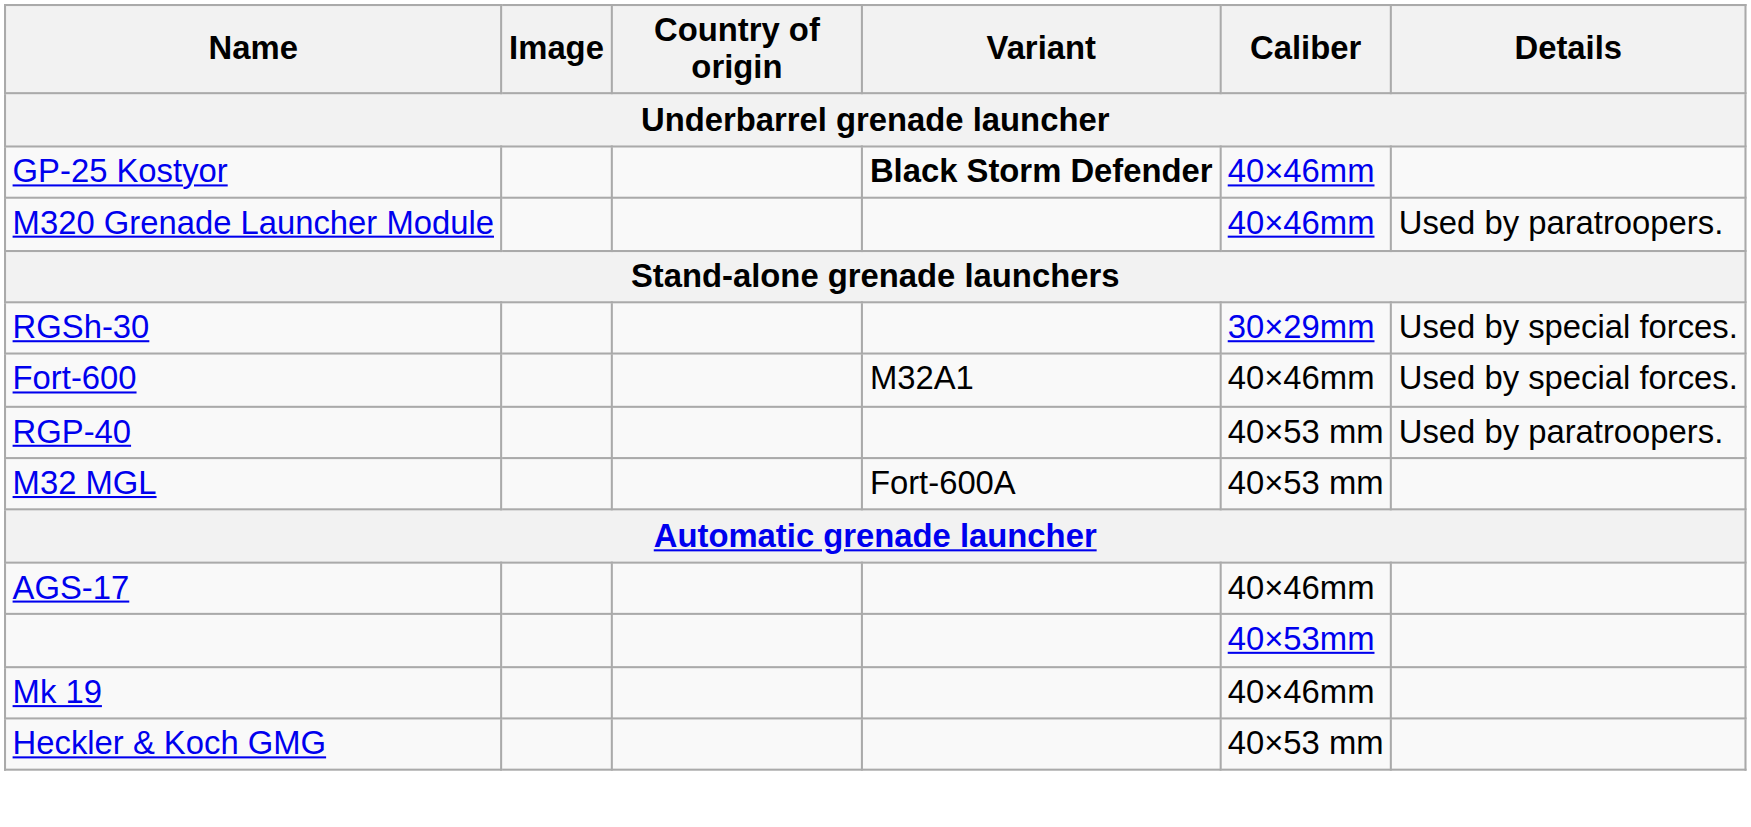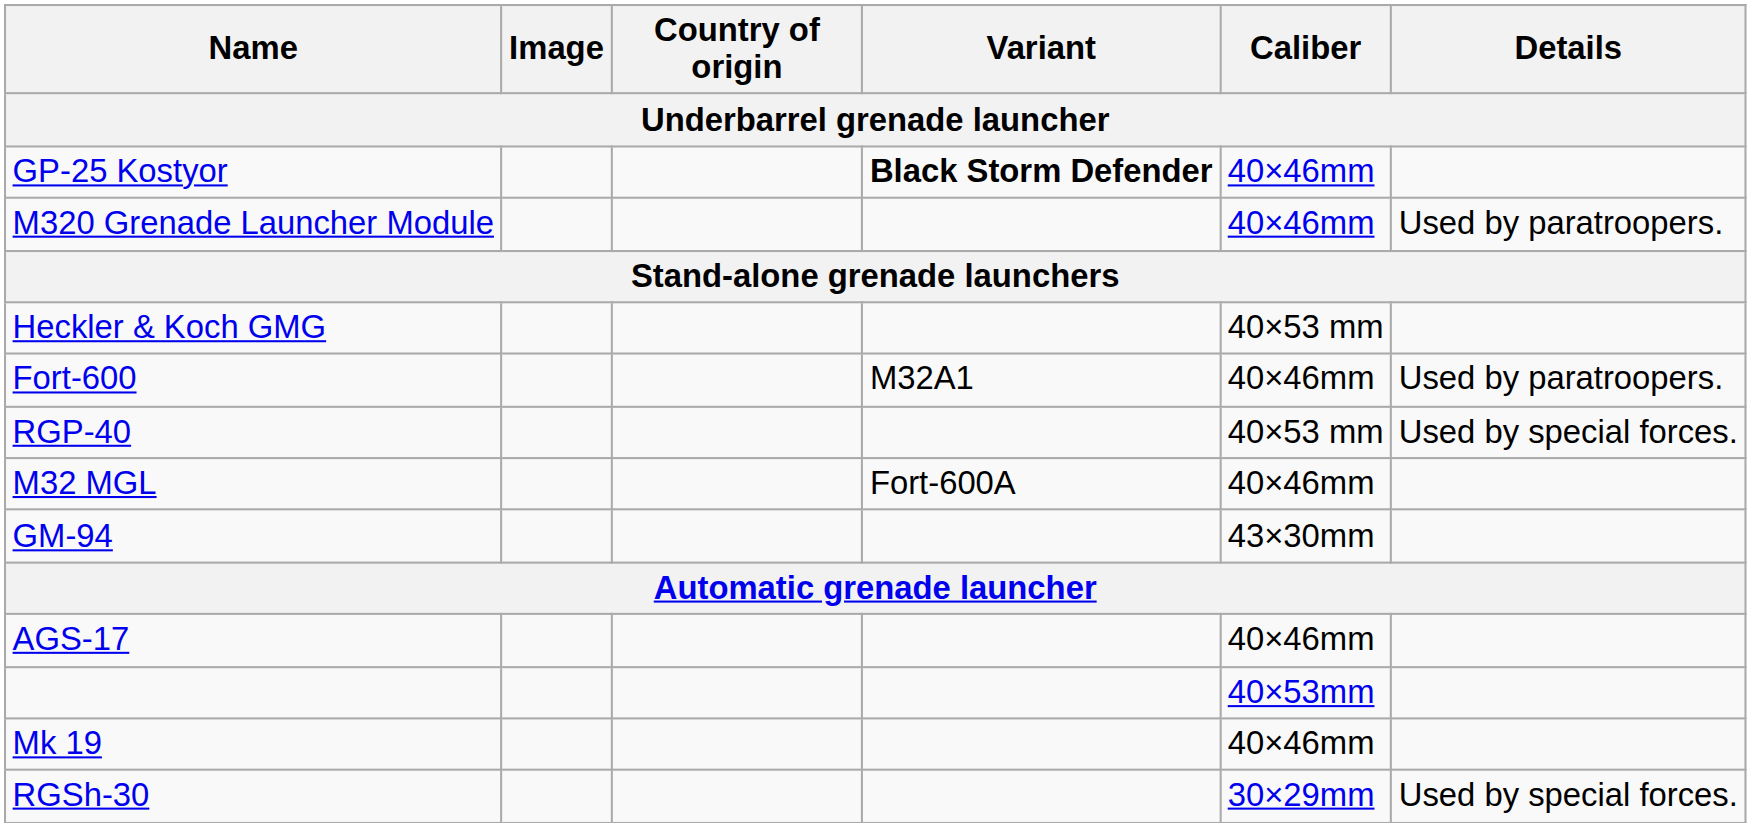rows swapped: (81, 327) <-> (169, 743)
(1568, 379) Used by special forces. -> (1561, 379) Used by paratroopers.
(1561, 431) Used by paratroopers. -> (1568, 431) Used by special forces.
(1306, 483) 40×53 mm -> (1301, 483) 40×46mm
+ row: (63, 535)
